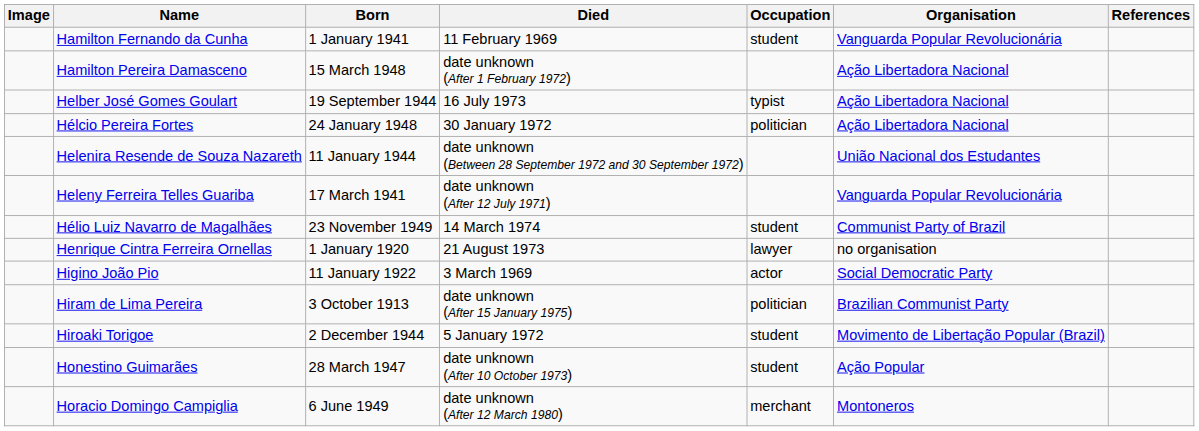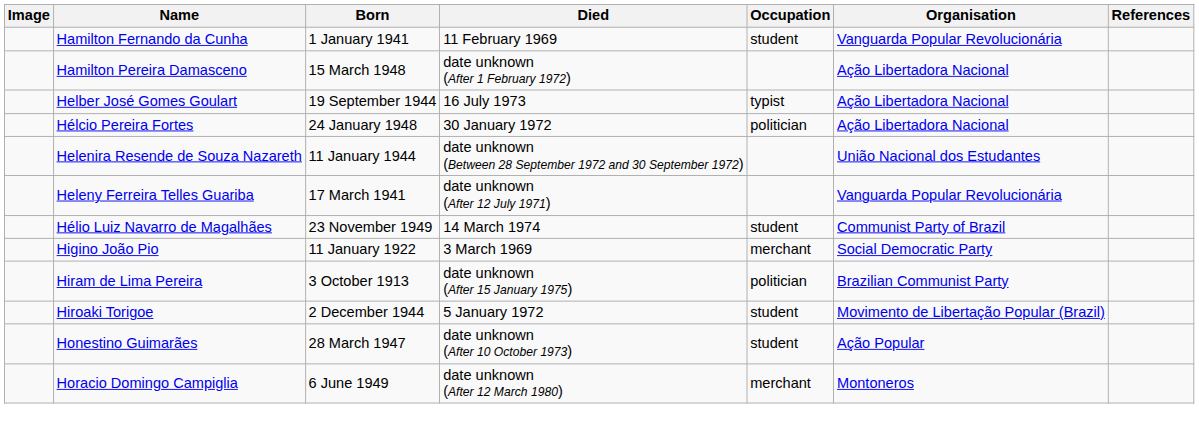- row: (164, 249)
(766, 273) actor -> (781, 249) merchant
